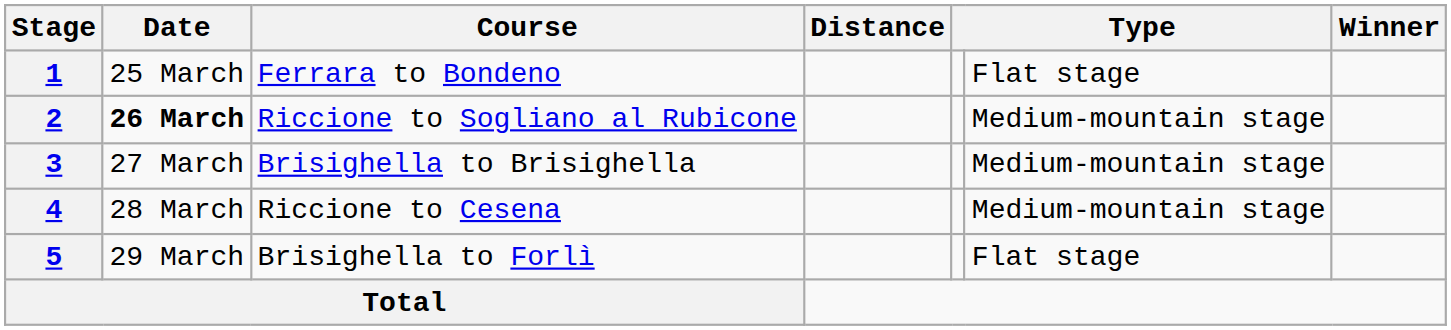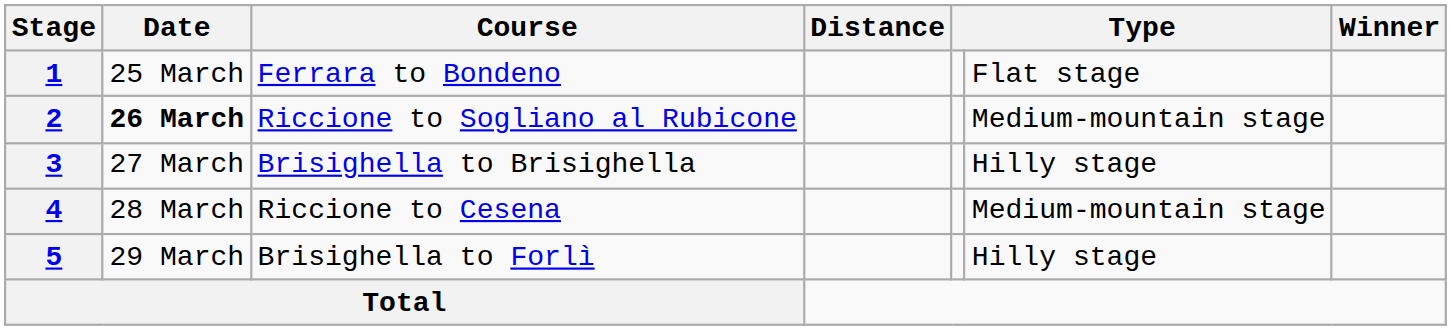(1149, 165) Medium-mountain stage -> (1065, 165) Hilly stage
(1056, 257) Flat stage -> (1065, 257) Hilly stage
